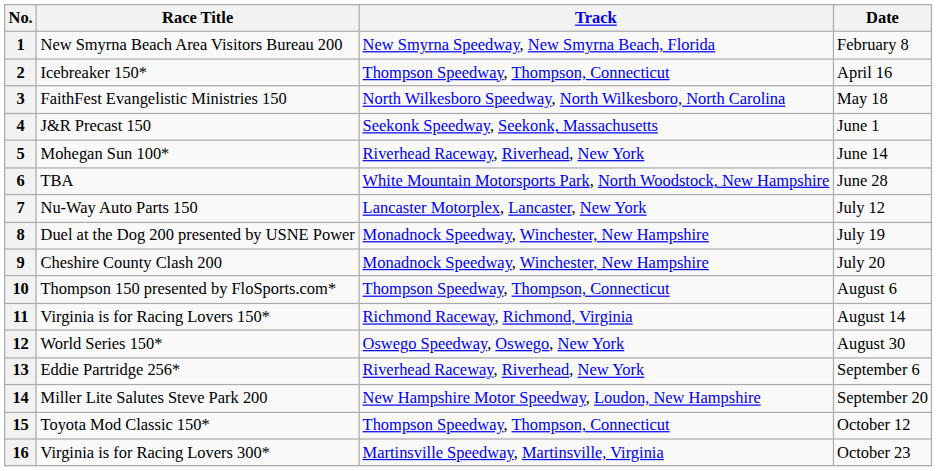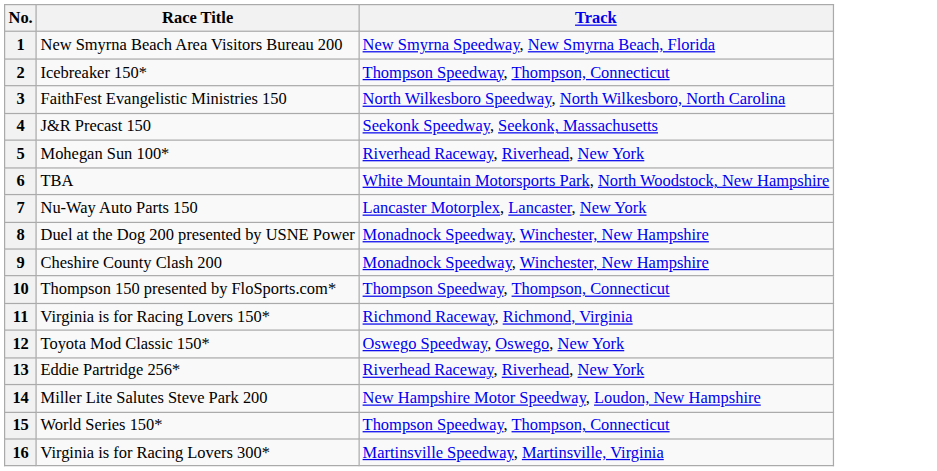- column: (882, 17)
(102, 343) World Series 150* -> (125, 343) Toyota Mod Classic 150*
(125, 424) Toyota Mod Classic 150* -> (102, 424) World Series 150*
